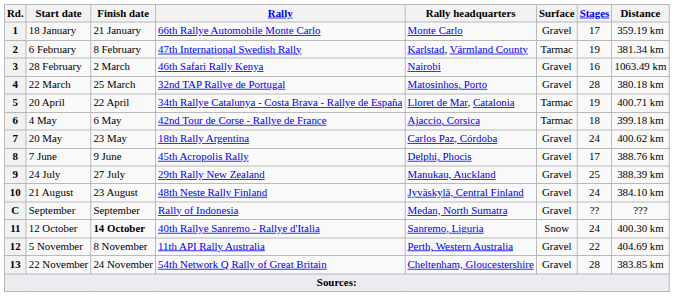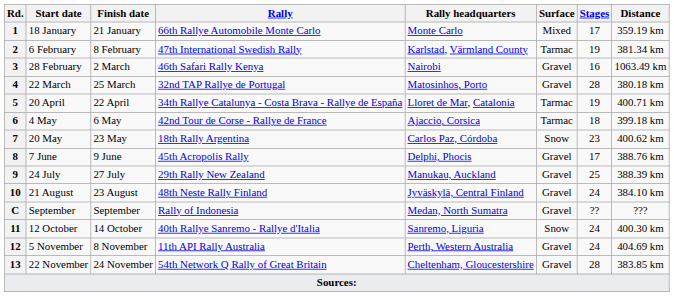(557, 31) Gravel -> (557, 31) Mixed
(557, 138) Gravel -> (557, 138) Snow
(594, 138) 24 -> (594, 138) 23
(119, 228) bold -> (118, 228) normal
(594, 246) 22 -> (594, 246) 24
